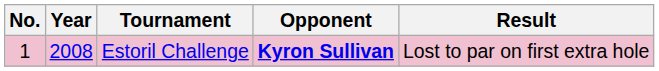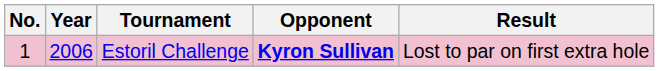(71, 51) 2008 -> (71, 51) 2006
